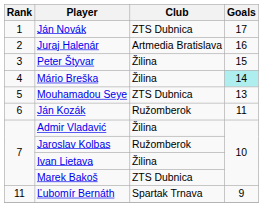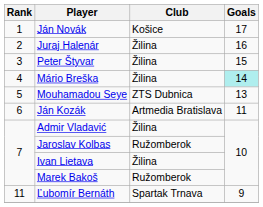(162, 29) ZTS Dubnica -> (148, 29) Košice
(177, 45) Artmedia Bratislava -> (144, 45) Žilina
(161, 111) Ružomberok -> (177, 111) Artmedia Bratislava
(162, 177) ZTS Dubnica -> (161, 177) Ružomberok
